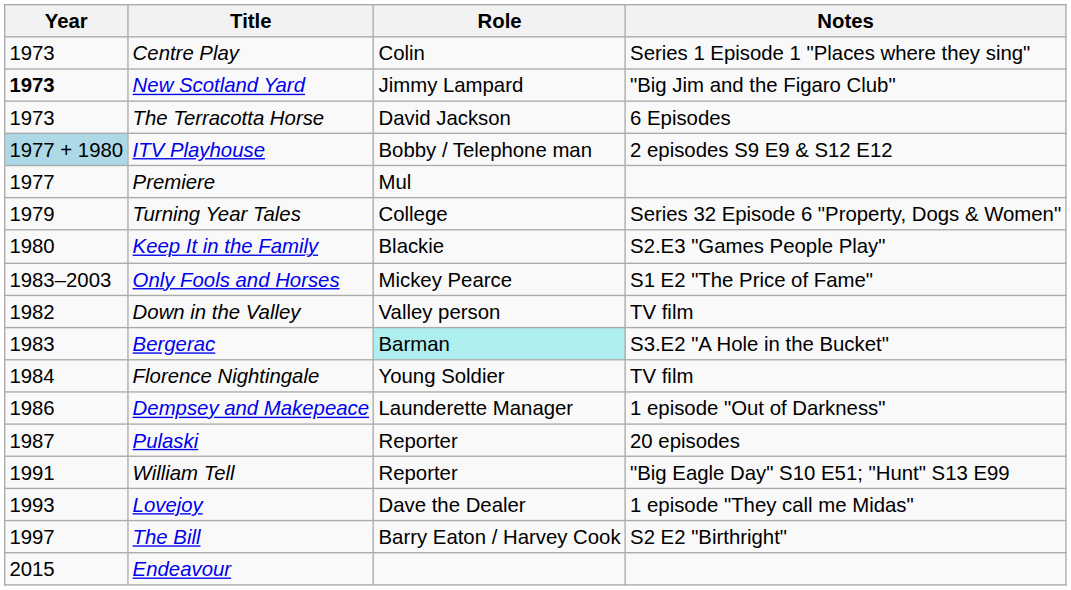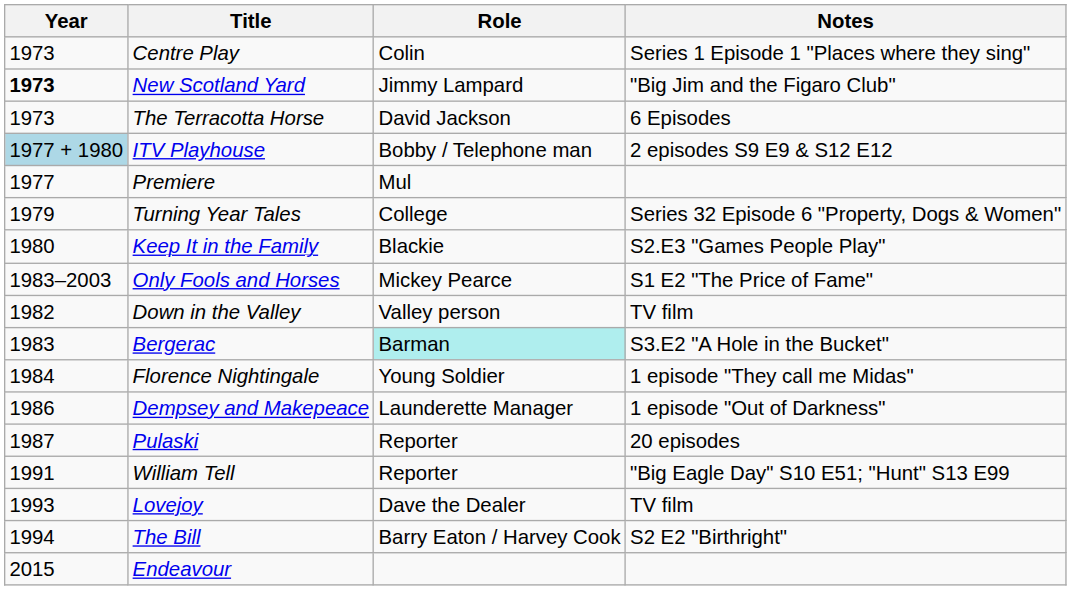(662, 376) TV film -> (772, 376) 1 episode "They call me Midas"
(772, 505) 1 episode "They call me Midas" -> (662, 505) TV film
(32, 537) 1997 -> (32, 537) 1994
